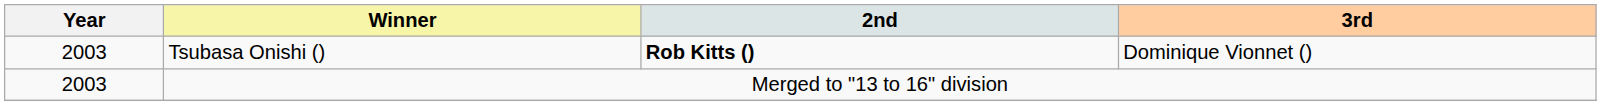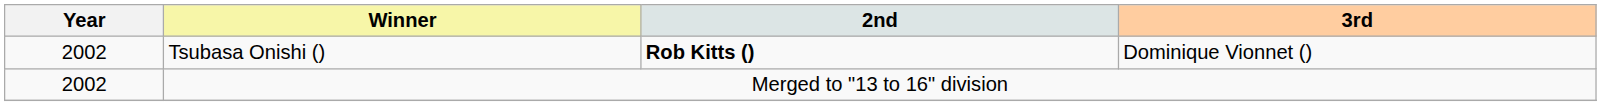(84, 52) 2003 -> (84, 52) 2002
(84, 84) 2003 -> (84, 84) 2002
